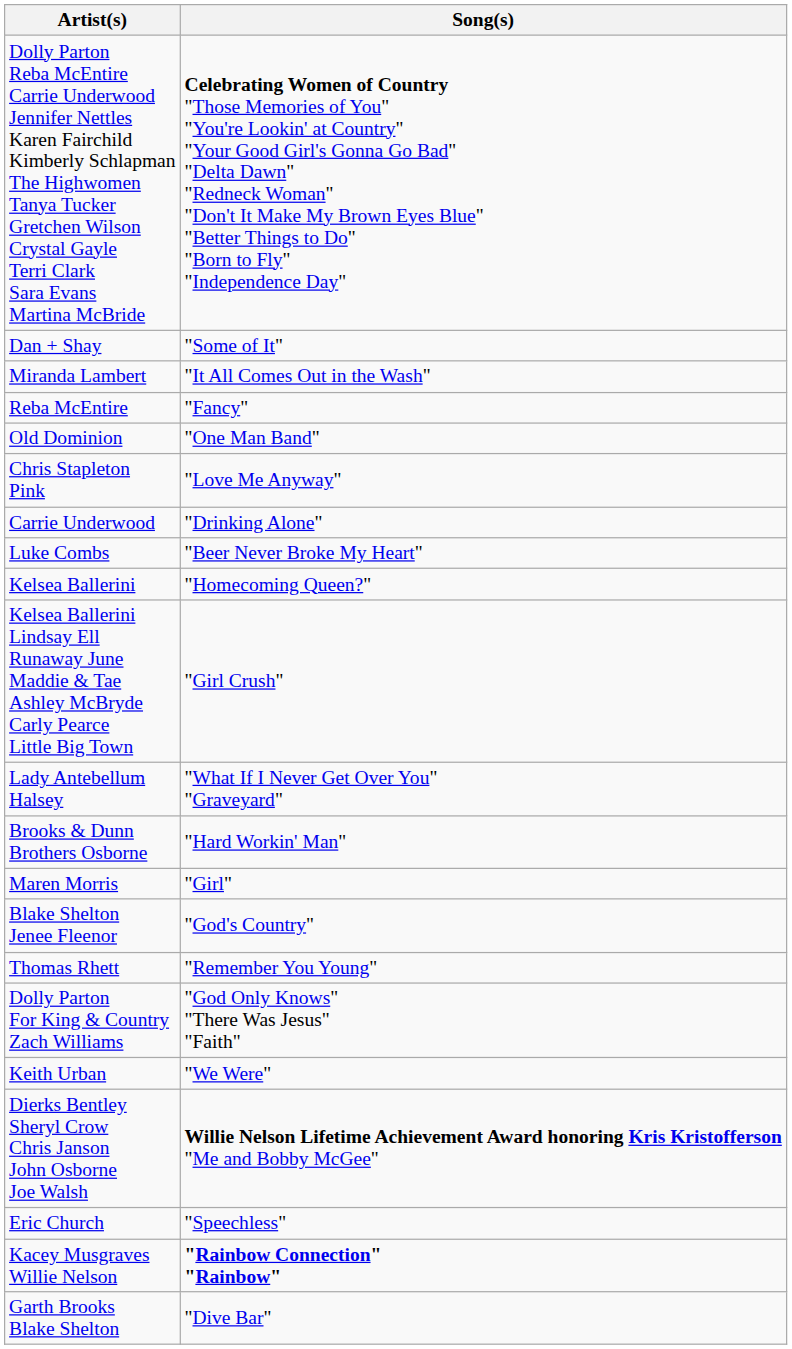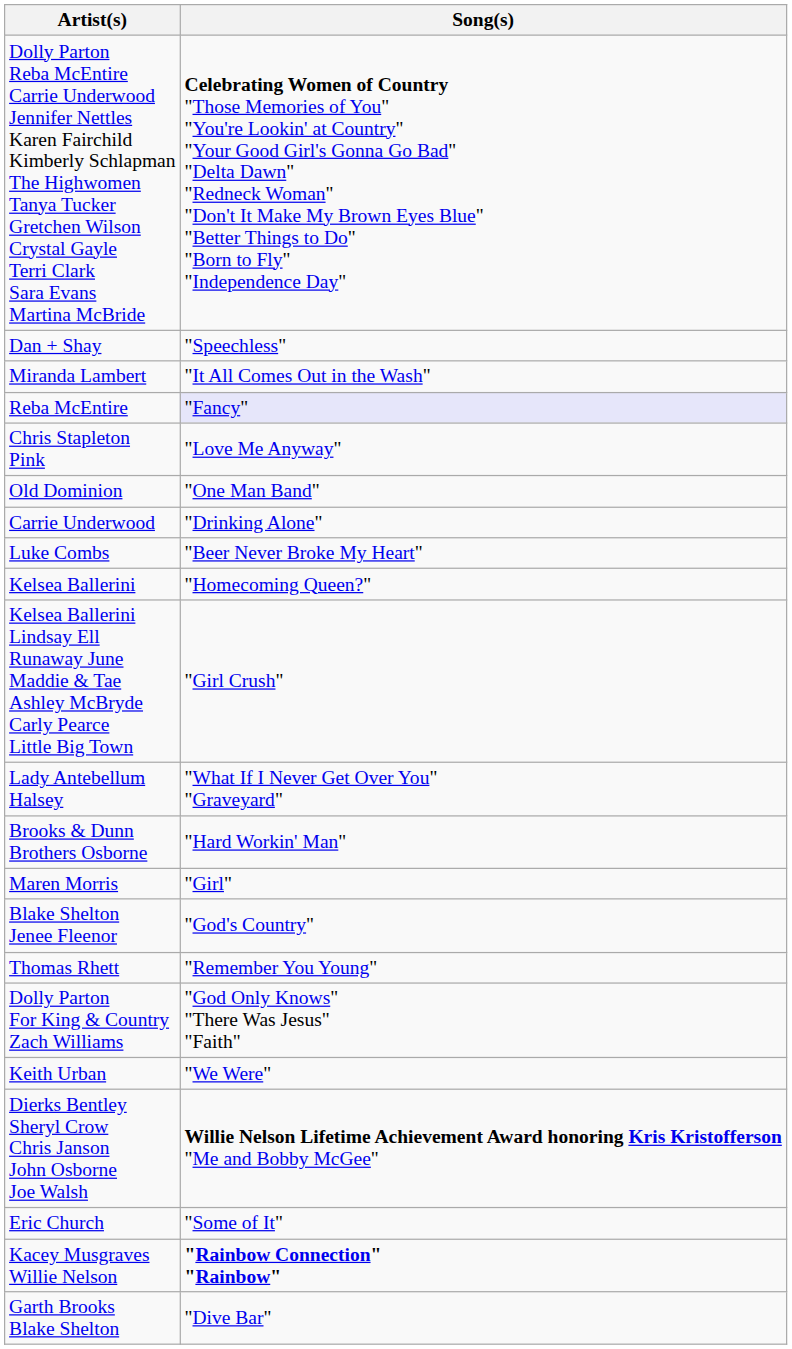(234, 345) "Some of It" -> (235, 345) "Speechless"
(216, 407) no background -> (216, 407) lavender background
rows swapped: (70, 480) <-> (66, 438)
(235, 1223) "Speechless" -> (234, 1223) "Some of It"
